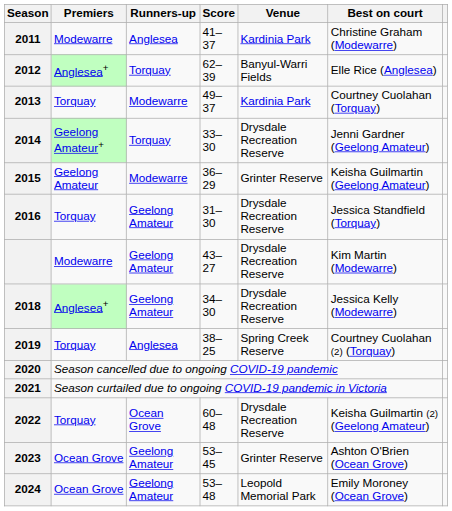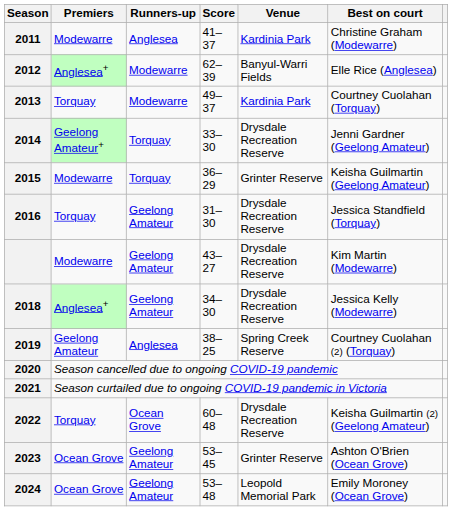(150, 70) Torquay -> (158, 70) Modewarre
(76, 178) Geelong Amateur -> (83, 178) Modewarre
(158, 178) Modewarre -> (150, 178) Torquay
(75, 344) Torquay -> (76, 344) Geelong Amateur
